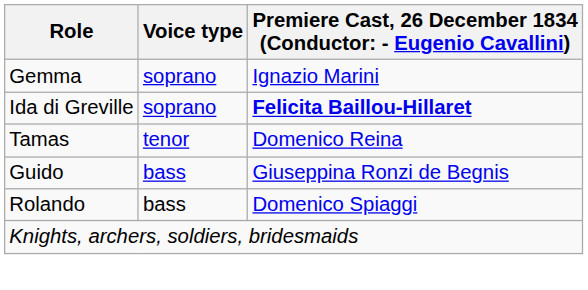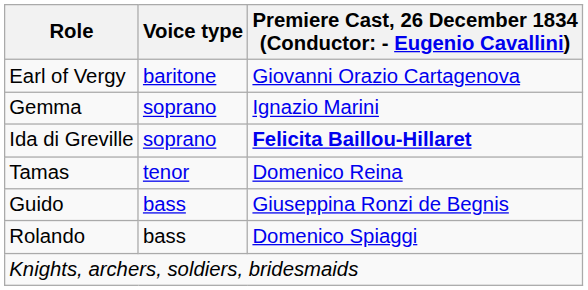+ row: (67, 75)
